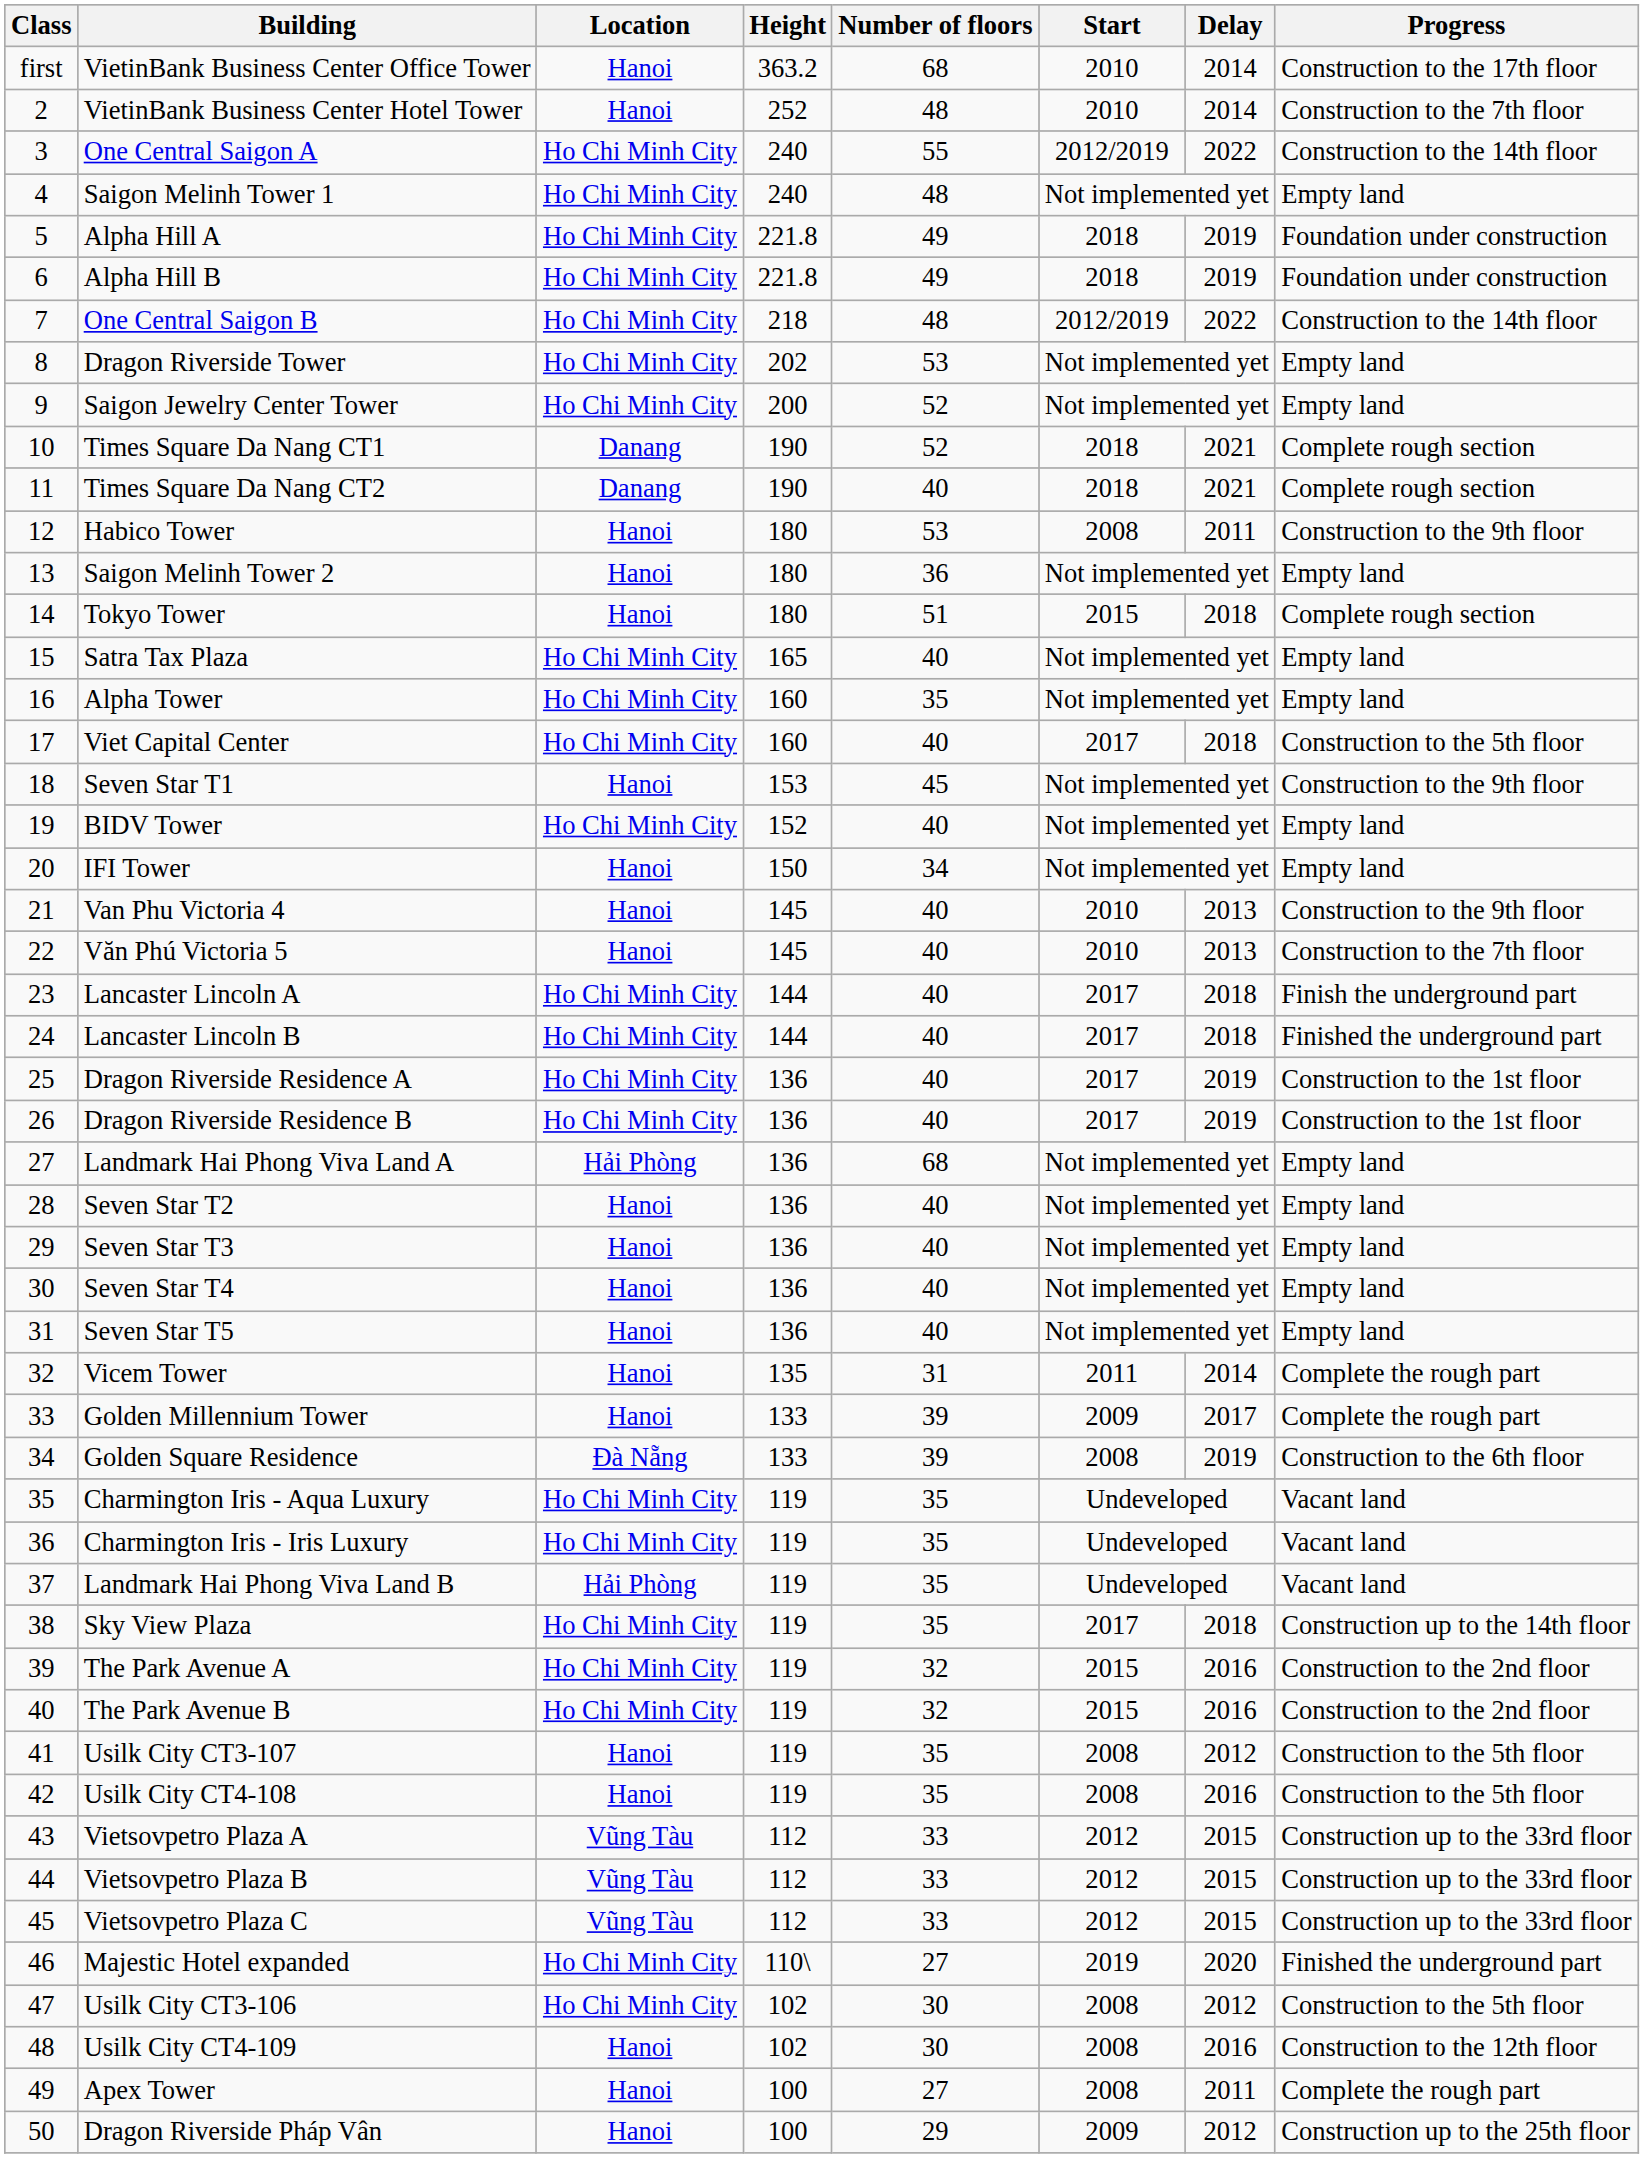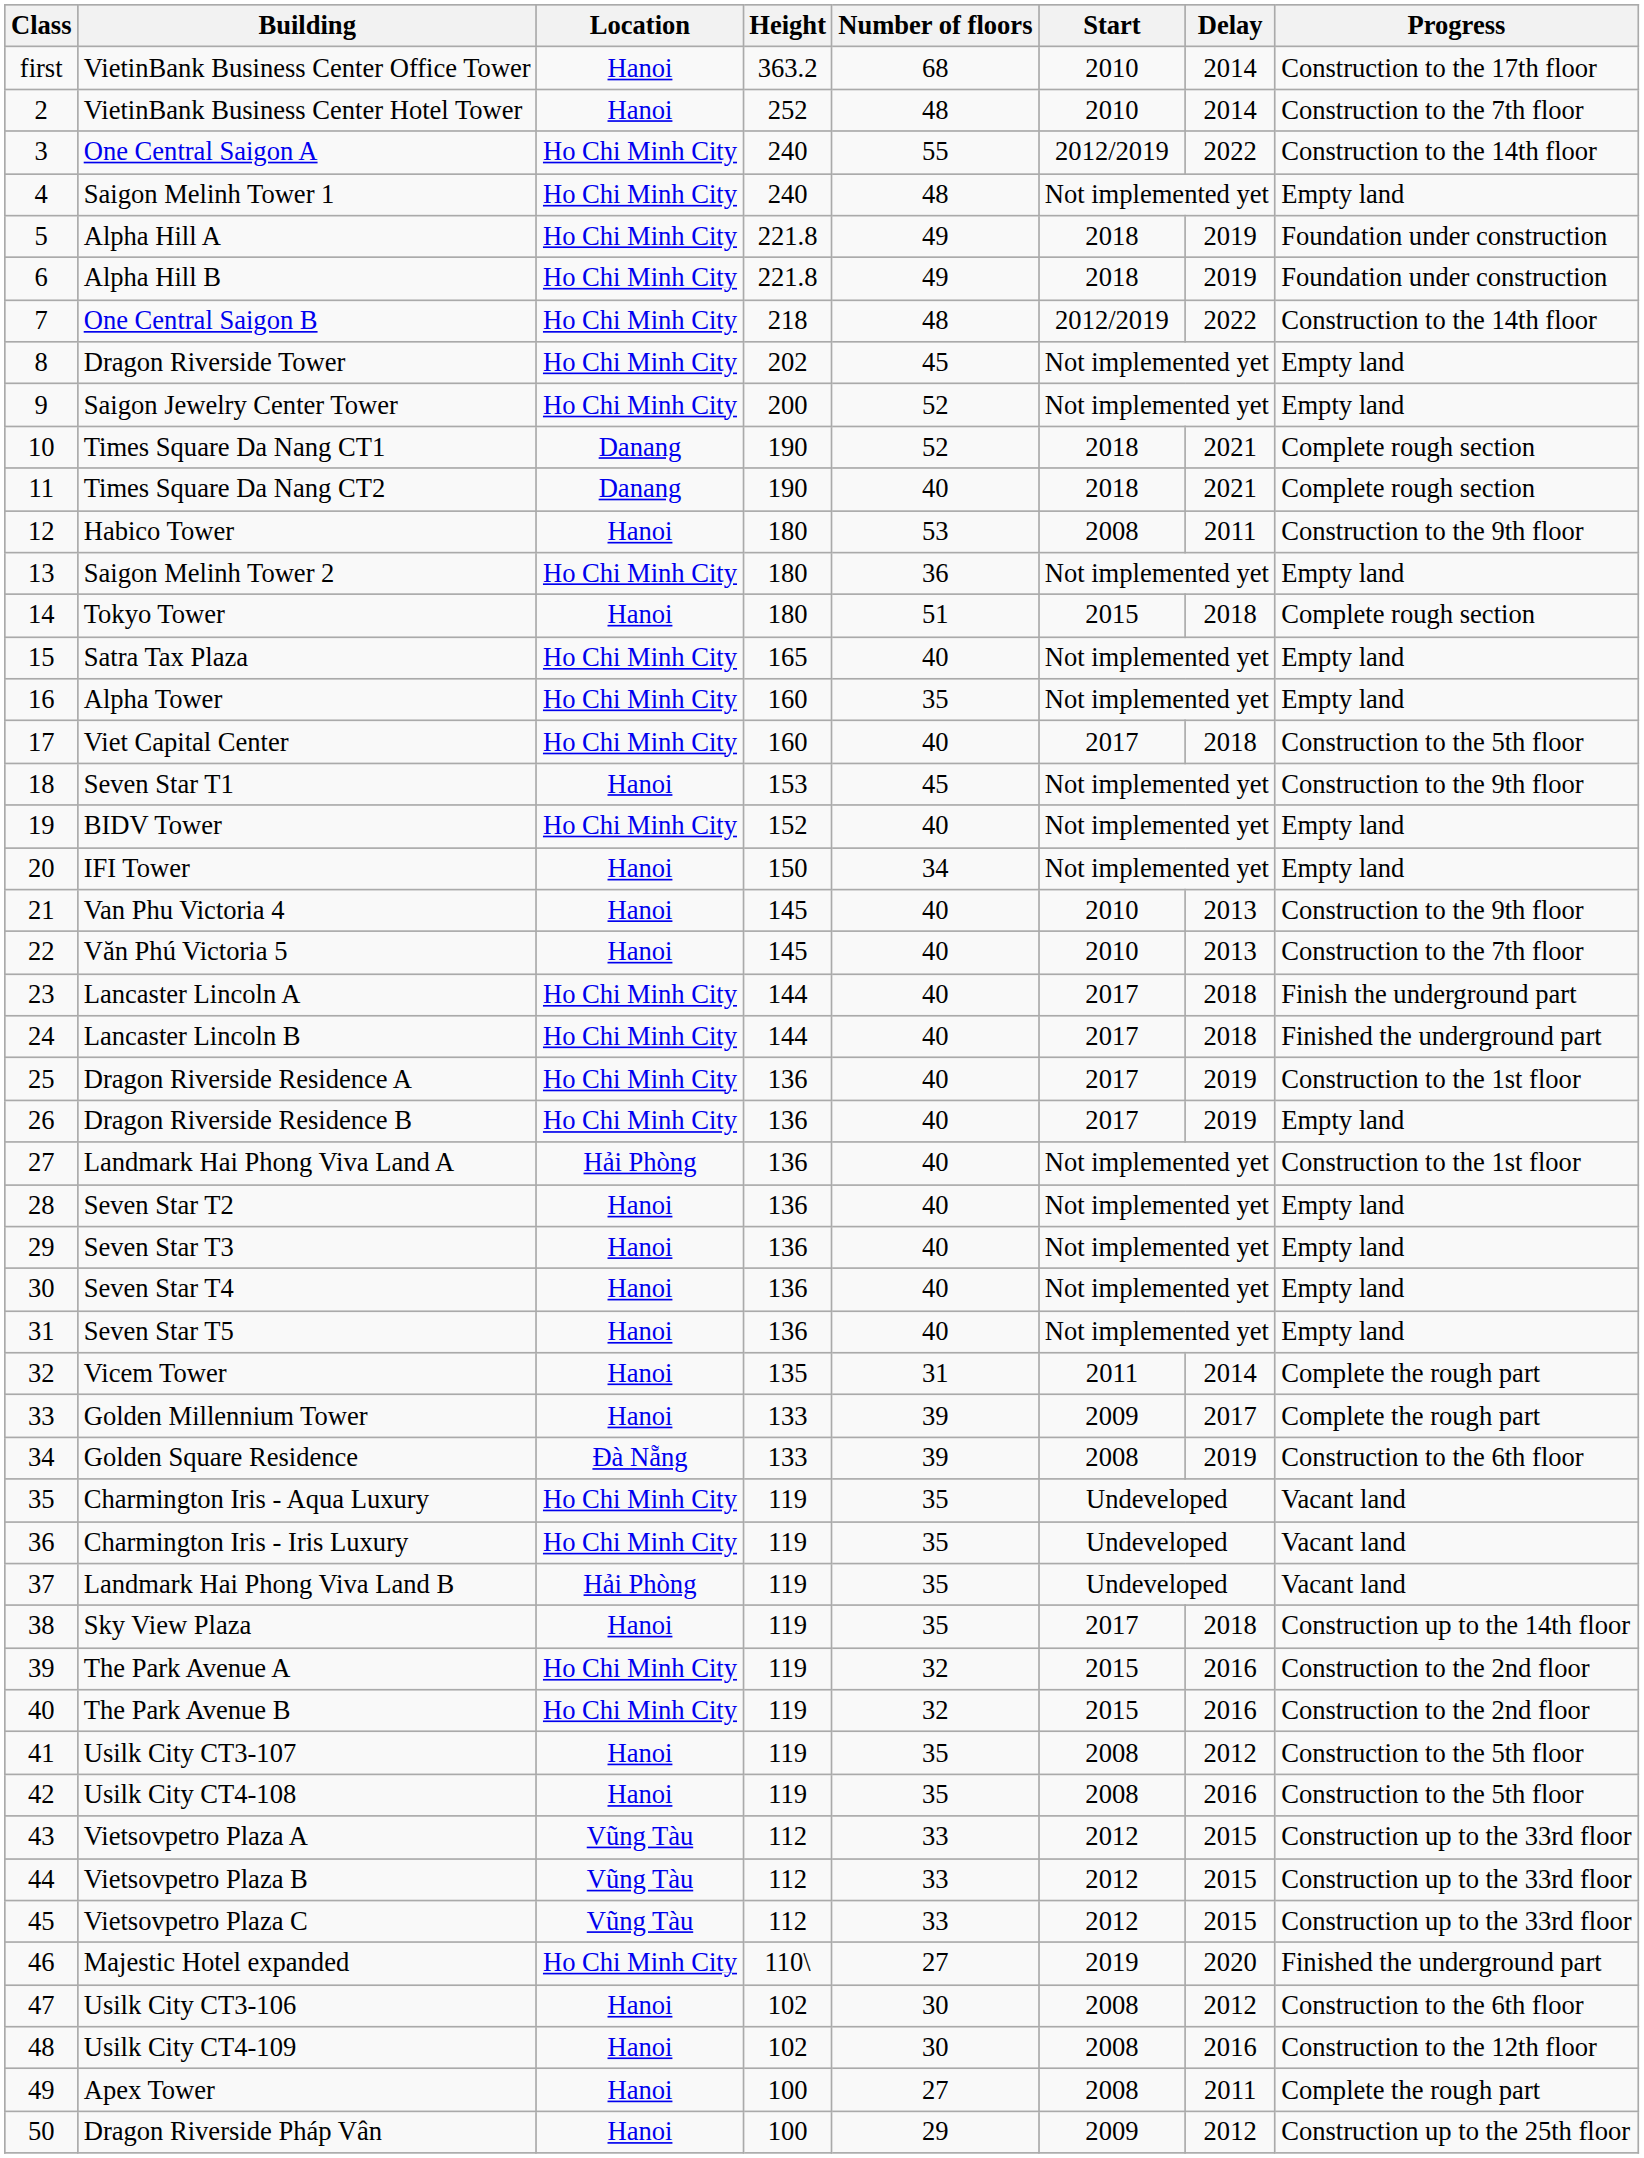(935, 362) 53 -> (935, 362) 45
(640, 573) Hanoi -> (640, 573) Ho Chi Minh City
(1431, 1120) Construction to the 1st floor -> (1343, 1120) Empty land
(935, 1162) 68 -> (935, 1162) 40
(1343, 1162) Empty land -> (1431, 1162) Construction to the 1st floor
(640, 1626) Ho Chi Minh City -> (640, 1626) Hanoi
(640, 2005) Ho Chi Minh City -> (640, 2005) Hanoi
(1432, 2005) Construction to the 5th floor -> (1432, 2005) Construction to the 6th floor
